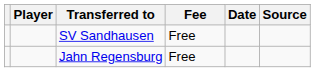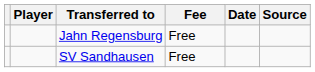rows swapped: (106, 35) <-> (111, 56)
